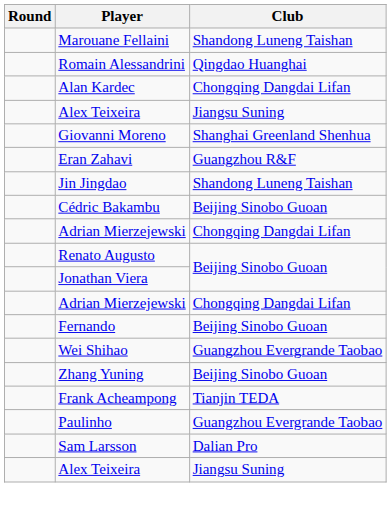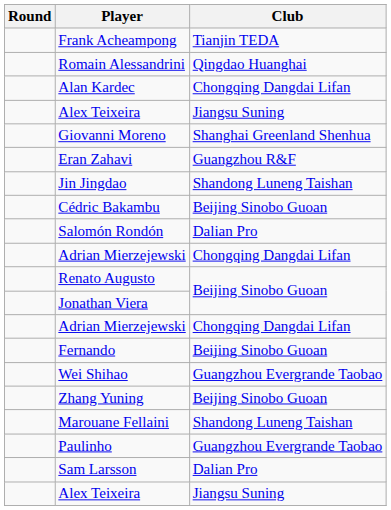rows swapped: (114, 40) <-> (117, 398)
+ row: (111, 231)
